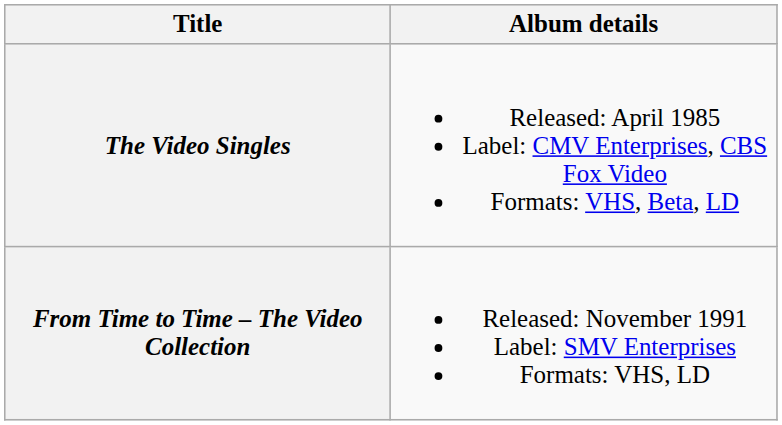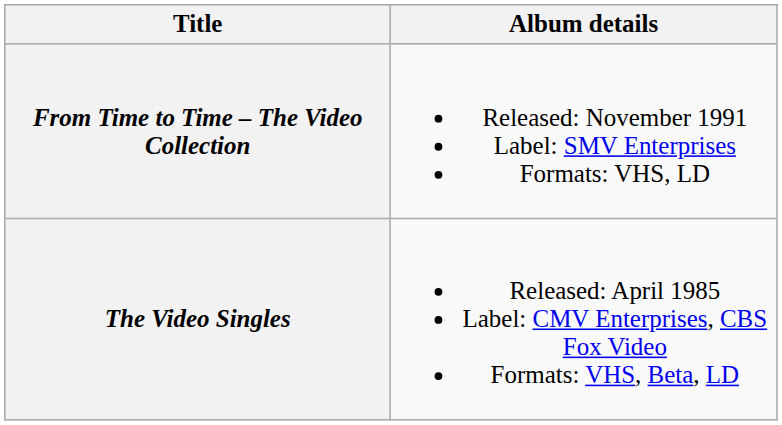rows swapped: (198, 144) <-> (198, 332)
